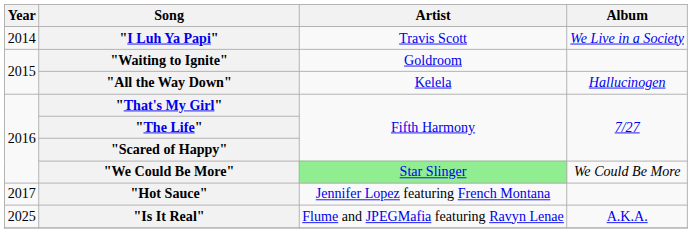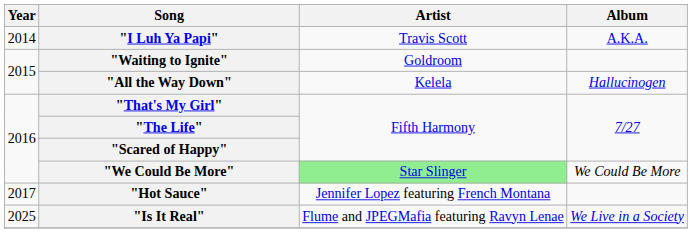(627, 37) We Live in a Society -> (627, 37) A.K.A.
(627, 216) A.K.A. -> (627, 216) We Live in a Society
